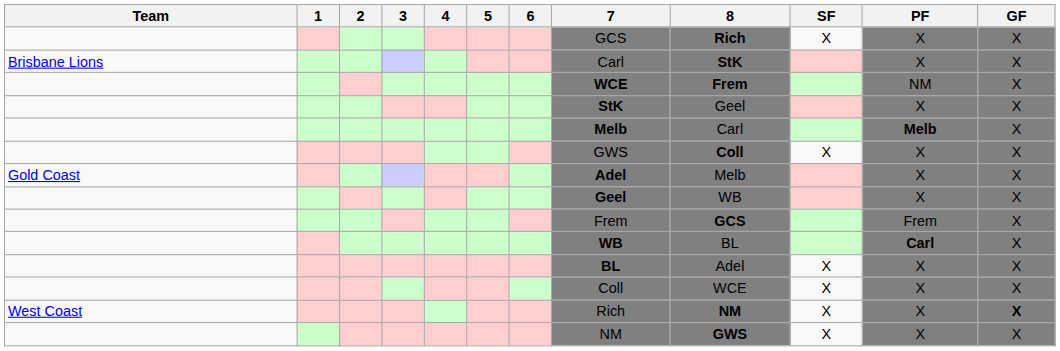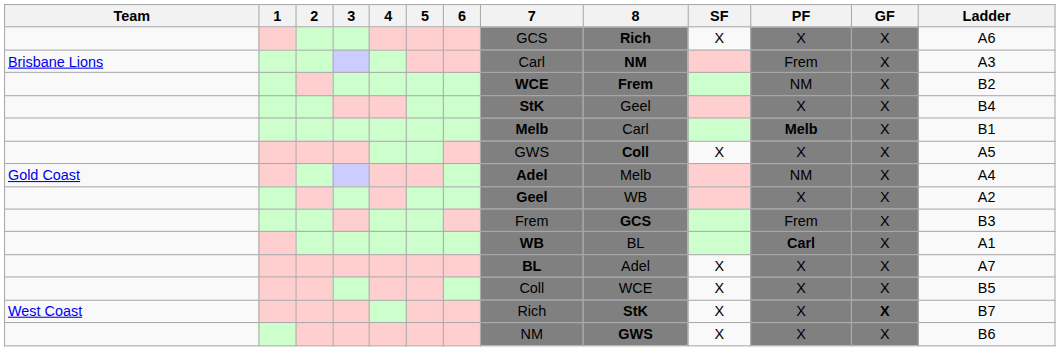+ column: (987, 15)
(730, 61) StK -> (636, 61) NM
(920, 61) X -> (801, 61) Frem
(920, 175) X -> (801, 175) NM
(730, 311) NM -> (636, 311) StK
